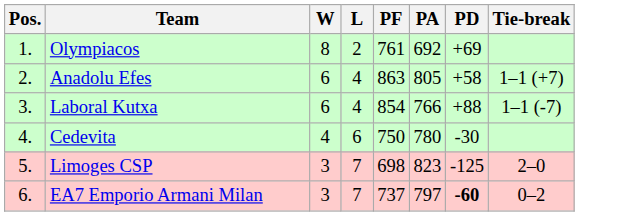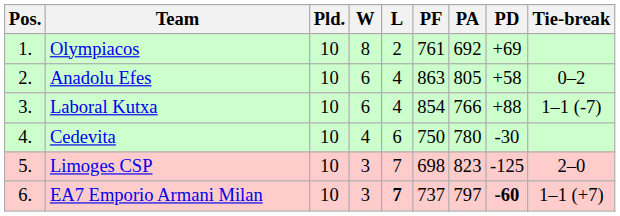+ column: (329, 19)
(531, 78) 1–1 (+7) -> (571, 78) 0–2
(357, 195) normal -> (397, 195) bold
(531, 195) 0–2 -> (571, 195) 1–1 (+7)
